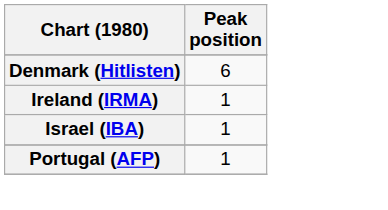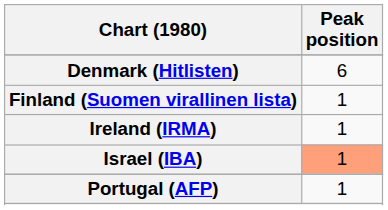+ row: (153, 99)
(226, 129) no background -> (342, 159) lightsalmon background
